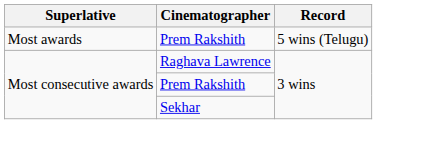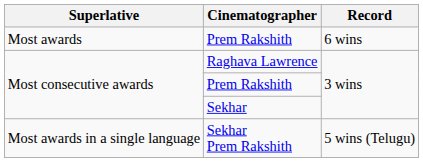(323, 38) 5 wins (Telugu) -> (343, 38) 6 wins
+ row: (104, 138)
